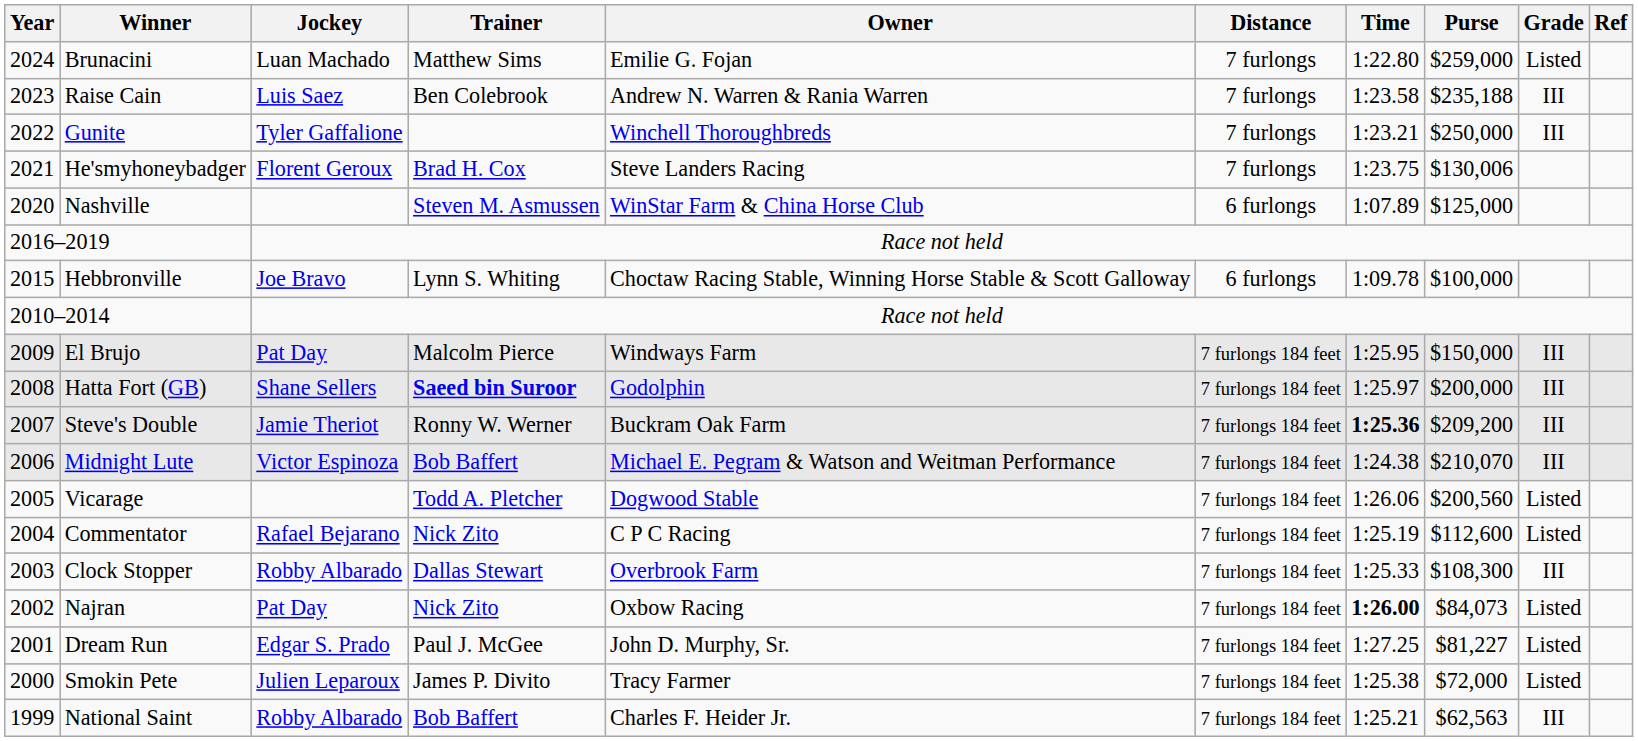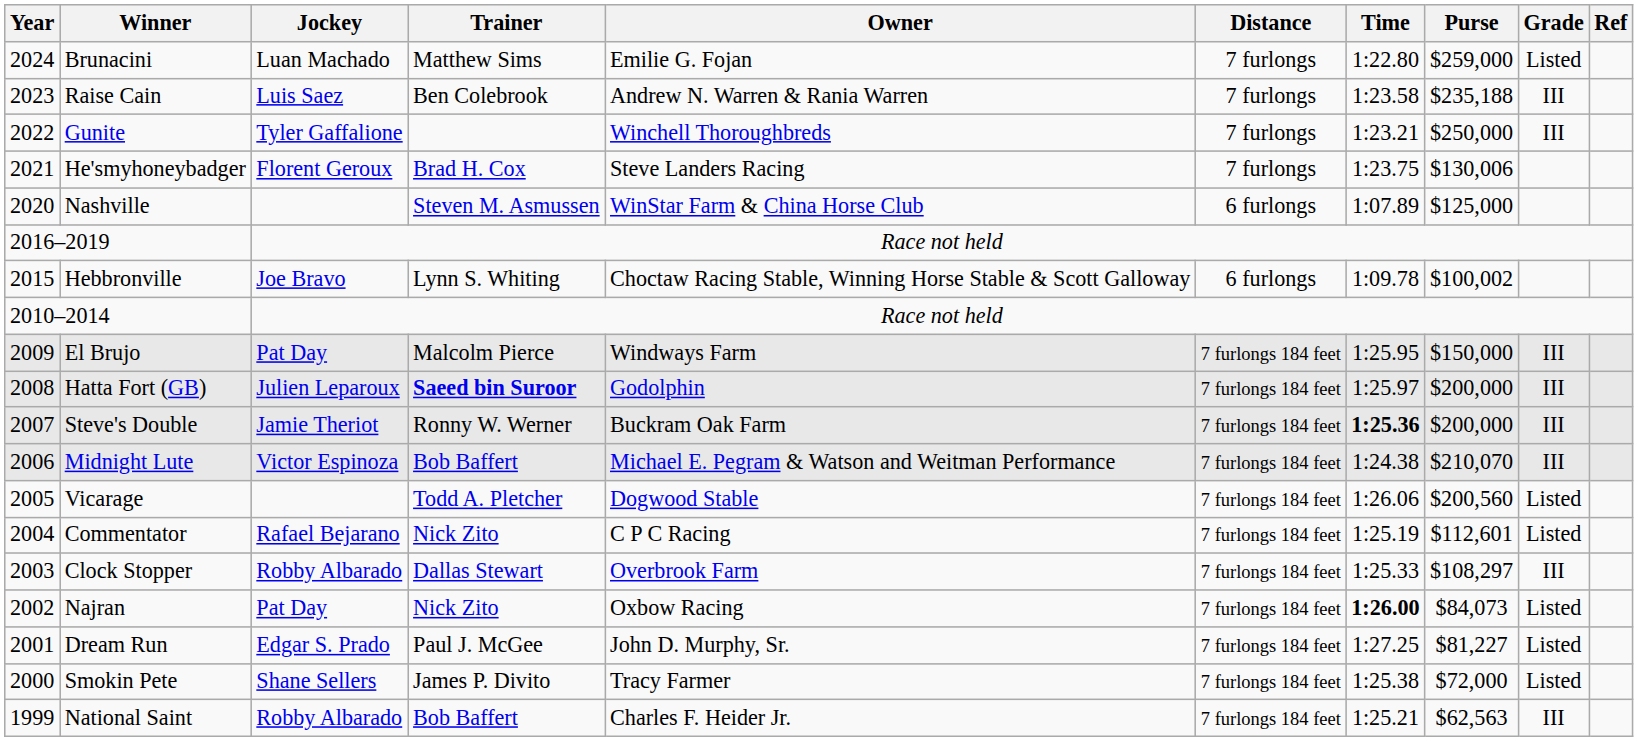(1472, 279) $100,000 -> (1472, 279) $100,002
(316, 388) Shane Sellers -> (328, 388) Julien Leparoux
(1472, 425) $209,200 -> (1472, 425) $200,000
(1472, 535) $112,600 -> (1472, 535) $112,601
(1472, 571) $108,300 -> (1472, 571) $108,297
(328, 681) Julien Leparoux -> (316, 681) Shane Sellers
